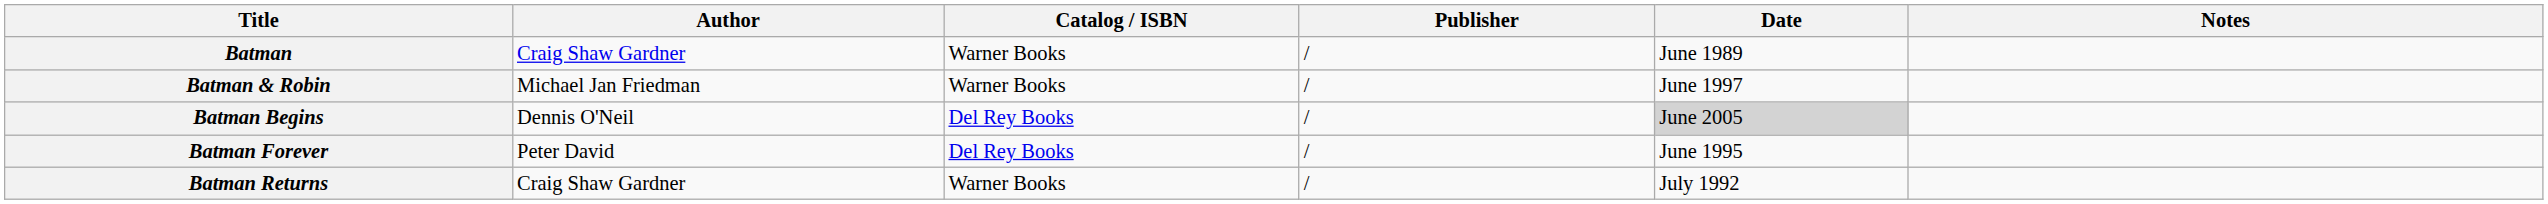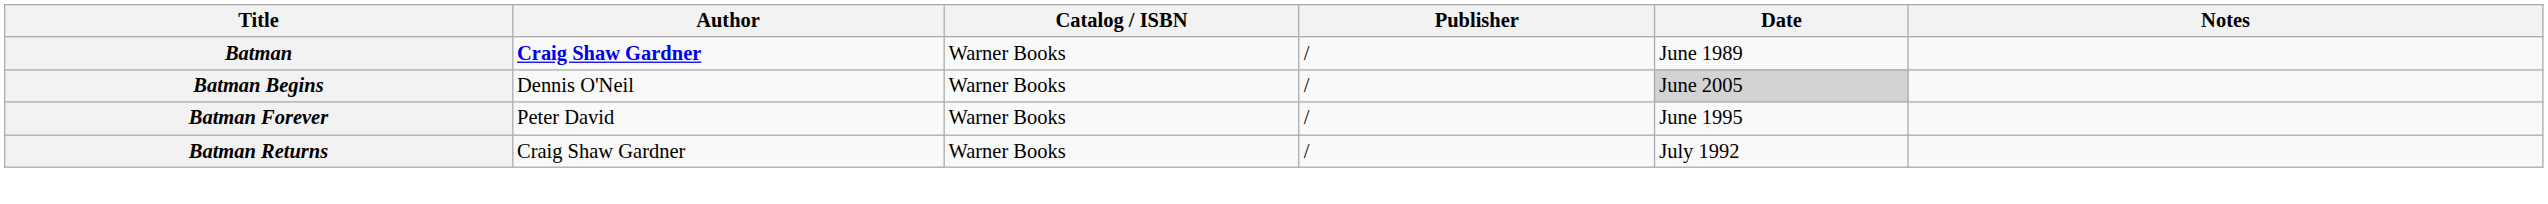(601, 53) normal -> (609, 53) bold
- row: (258, 85)
(1011, 118) Del Rey Books -> (1007, 85) Warner Books
(1011, 150) Del Rey Books -> (1007, 118) Warner Books
